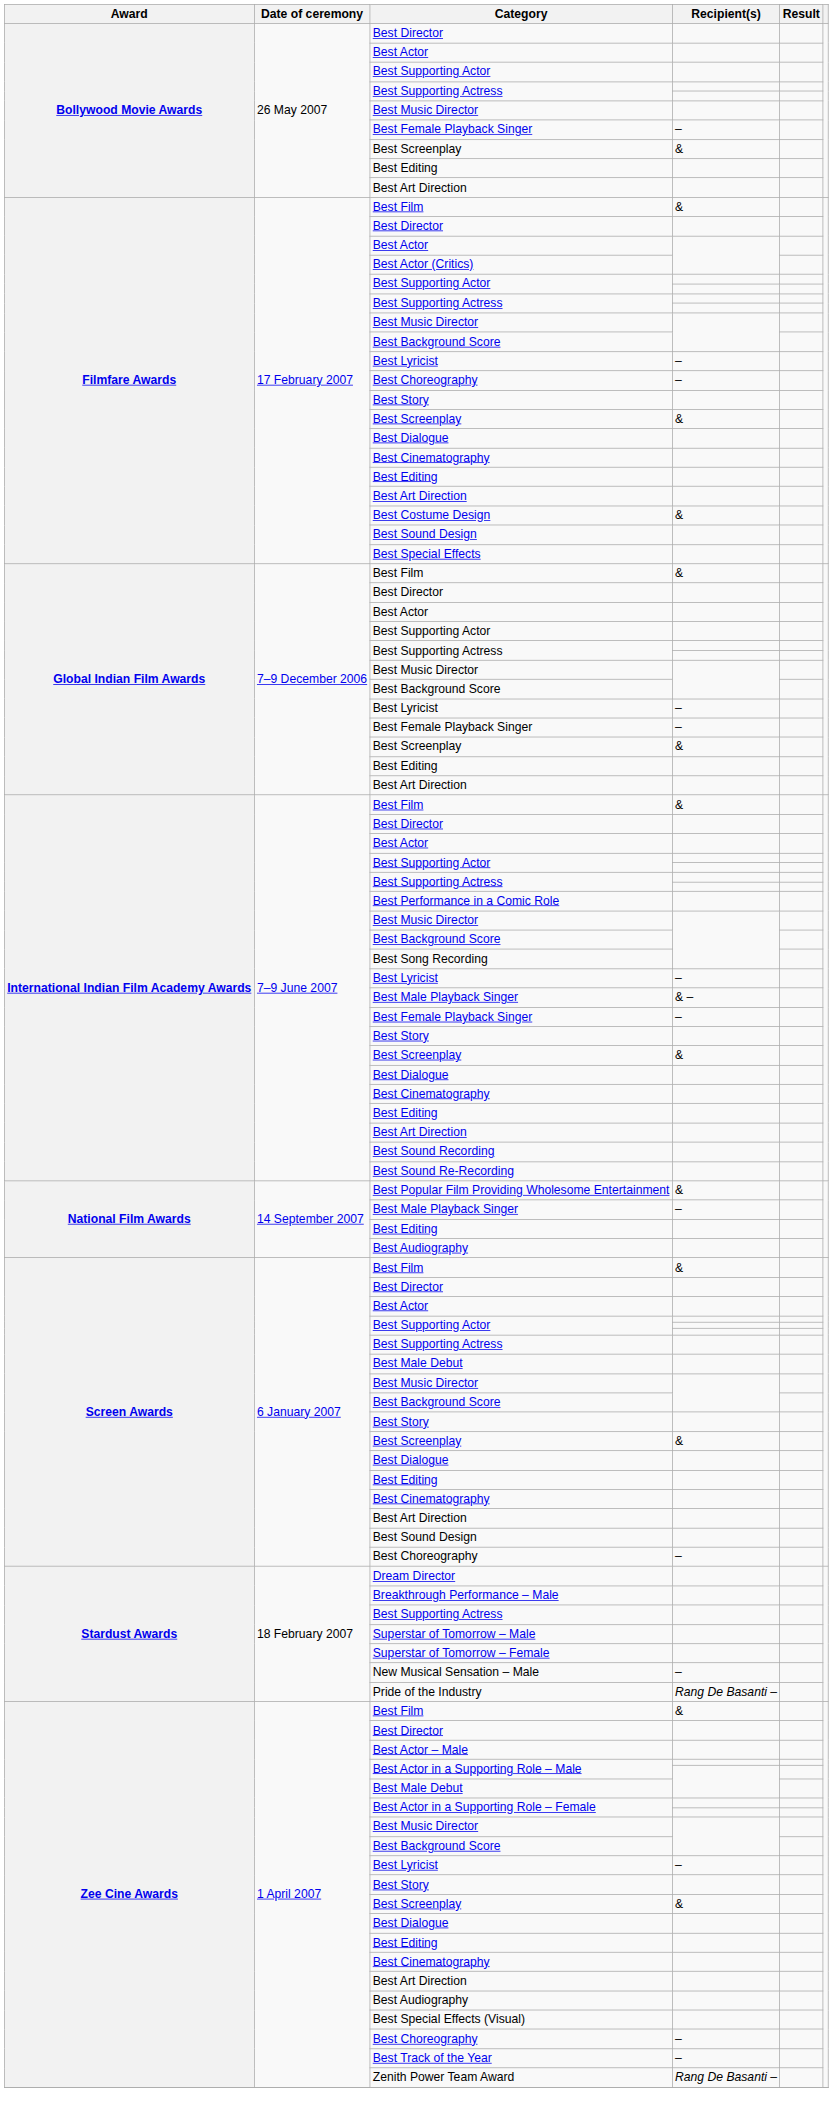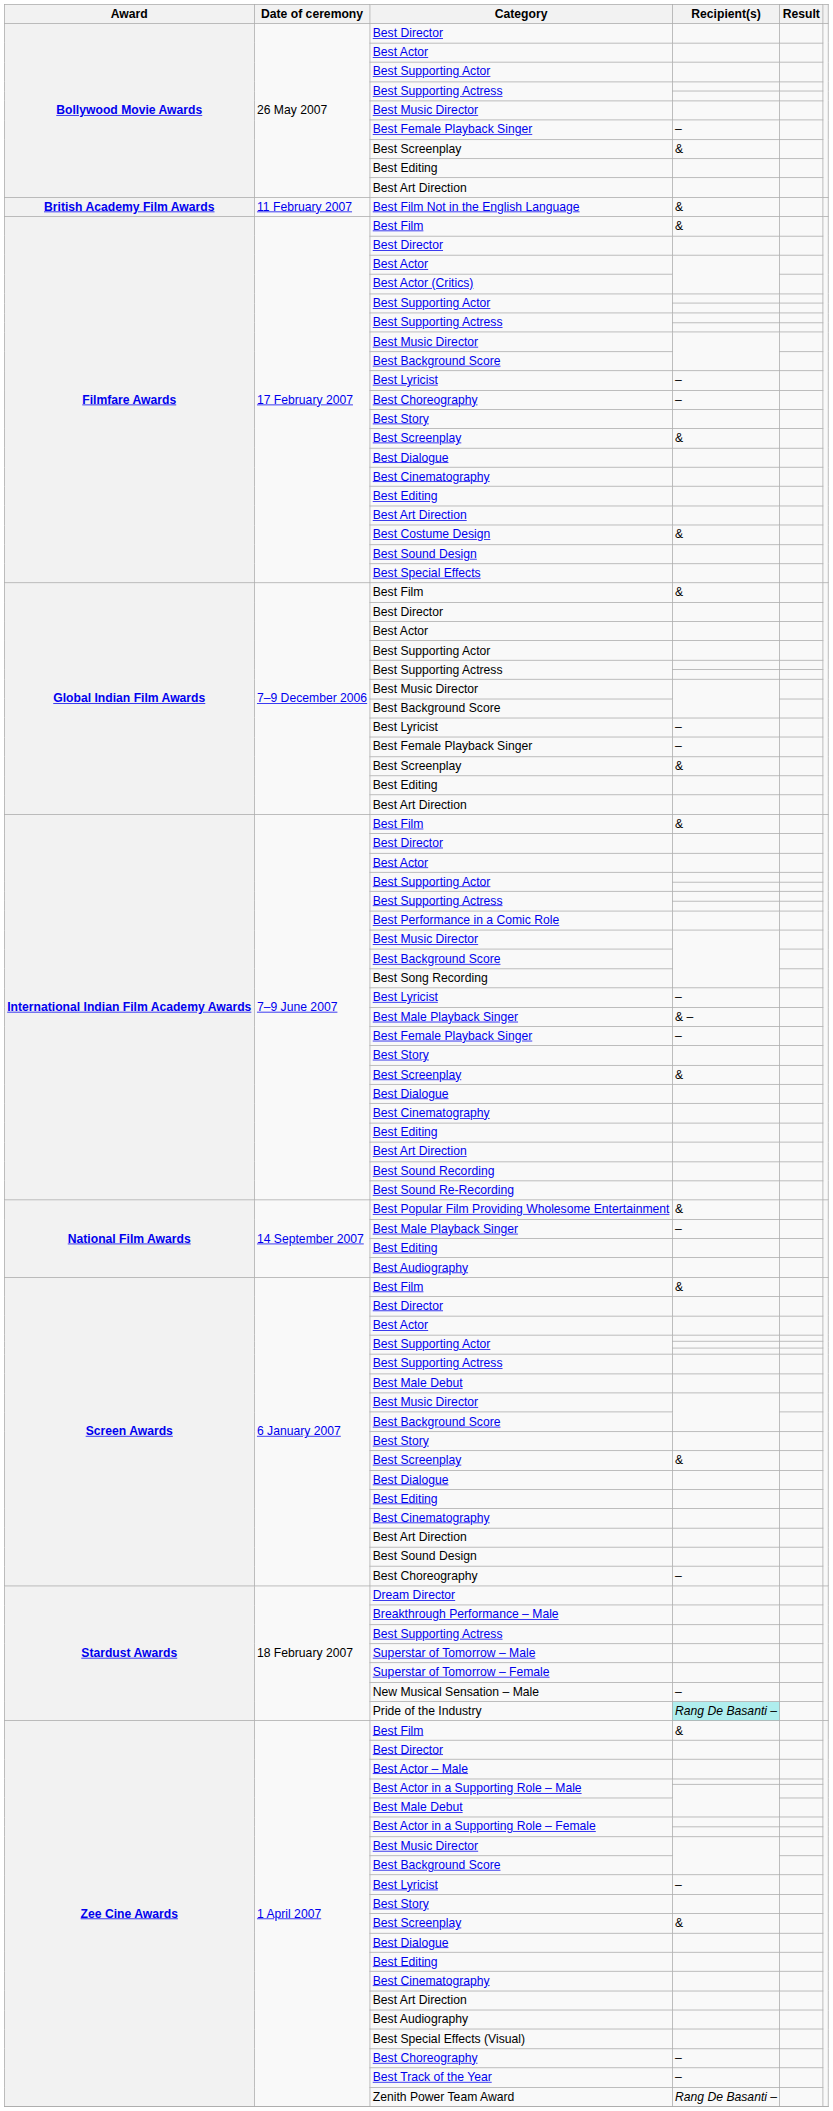+ row: (129, 206)
(726, 1691) no background -> (726, 1711) paleturquoise background
